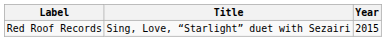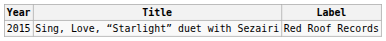columns swapped: (367, 12) <-> (54, 12)
